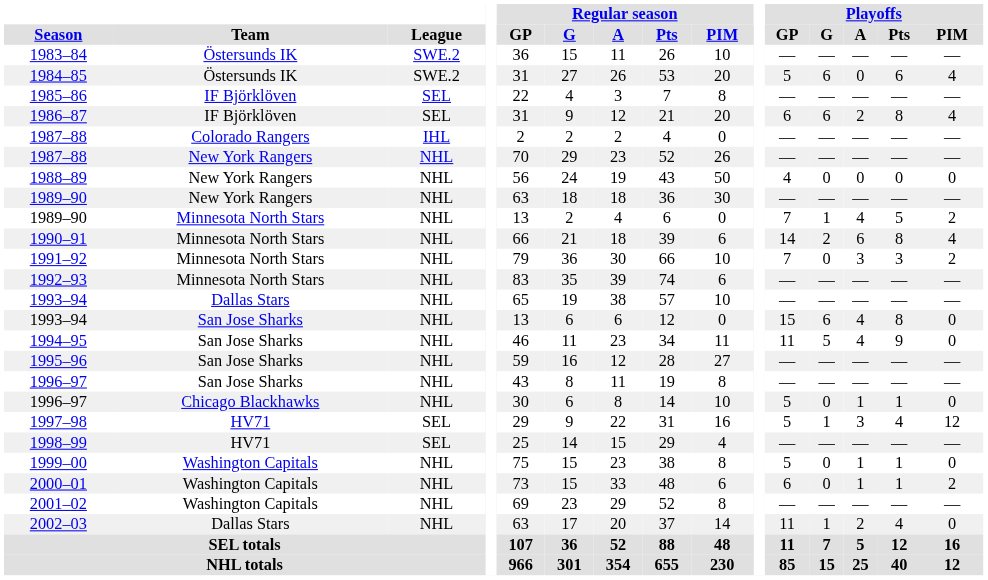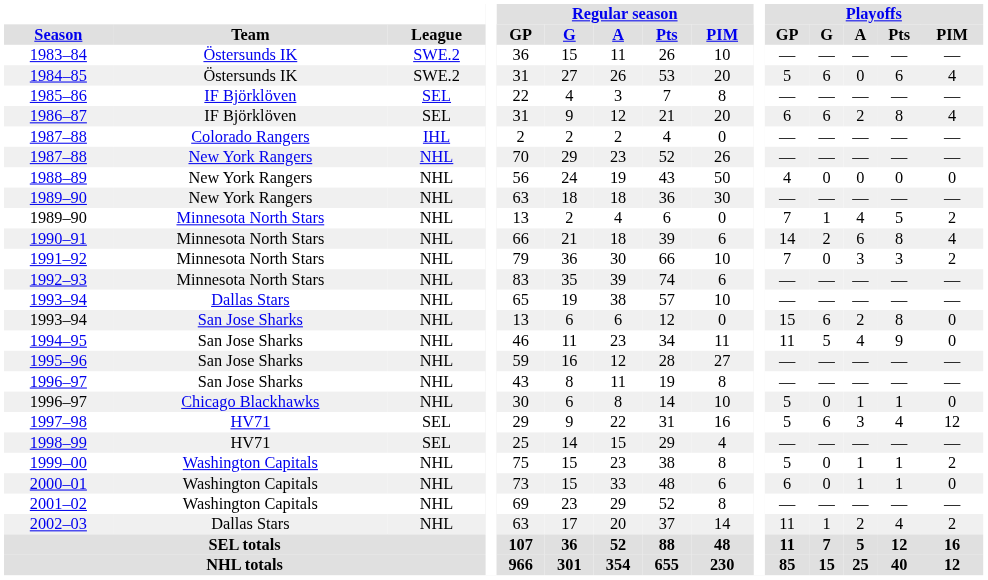(860, 320) 4 -> (860, 320) 2
(827, 422) 1 -> (827, 422) 6
(952, 462) 0 -> (952, 462) 2
(952, 483) 2 -> (952, 483) 0
(952, 524) 0 -> (952, 524) 2
